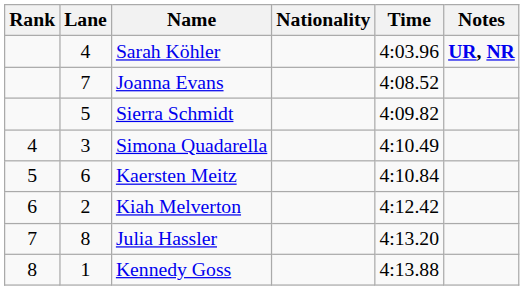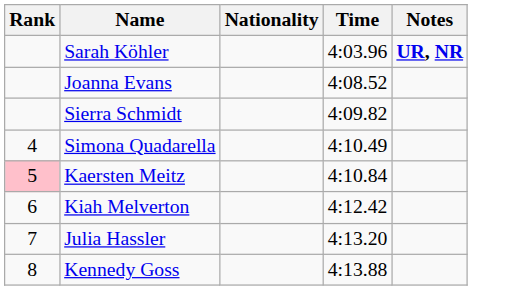- column: (85, 20)
(32, 176) no background -> (32, 176) pink background
